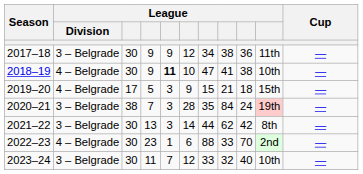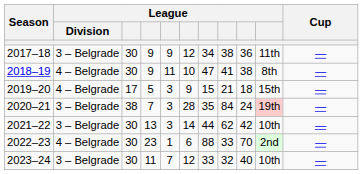(170, 71) bold -> (170, 71) normal
(269, 71) 10th -> (269, 71) 8th
(269, 125) 8th -> (269, 125) 10th
